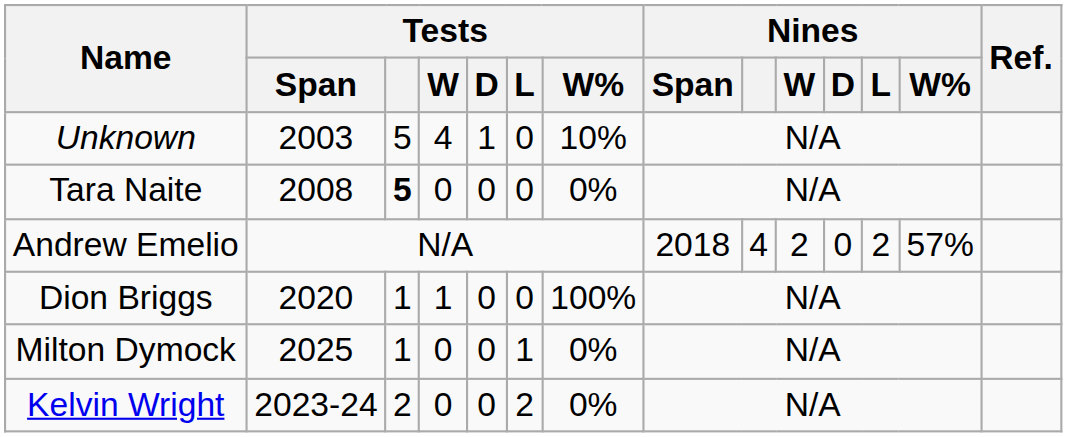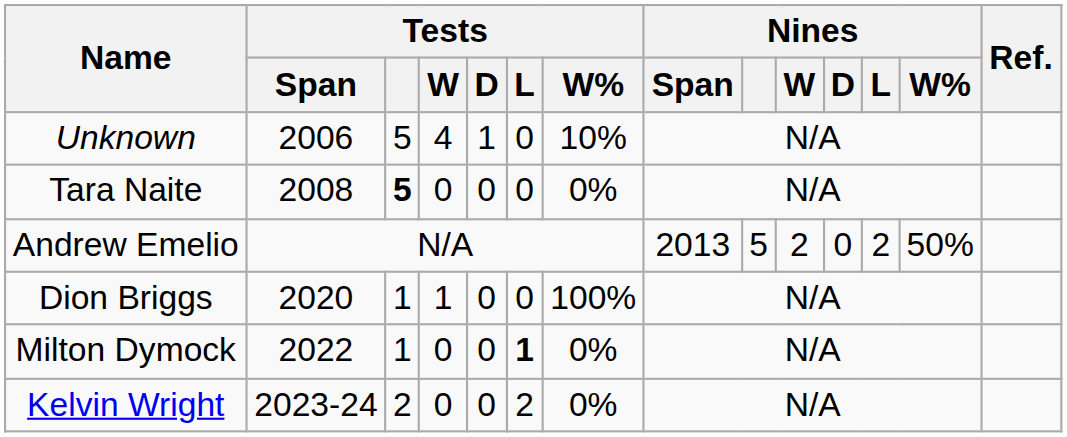(316, 137) 2003 -> (316, 137) 2006
(693, 244) 2018 -> (693, 244) 2013
(759, 244) 4 -> (759, 244) 5
(940, 244) 57% -> (940, 244) 50%
(316, 350) 2025 -> (316, 350) 2022
(525, 350) normal -> (525, 350) bold
